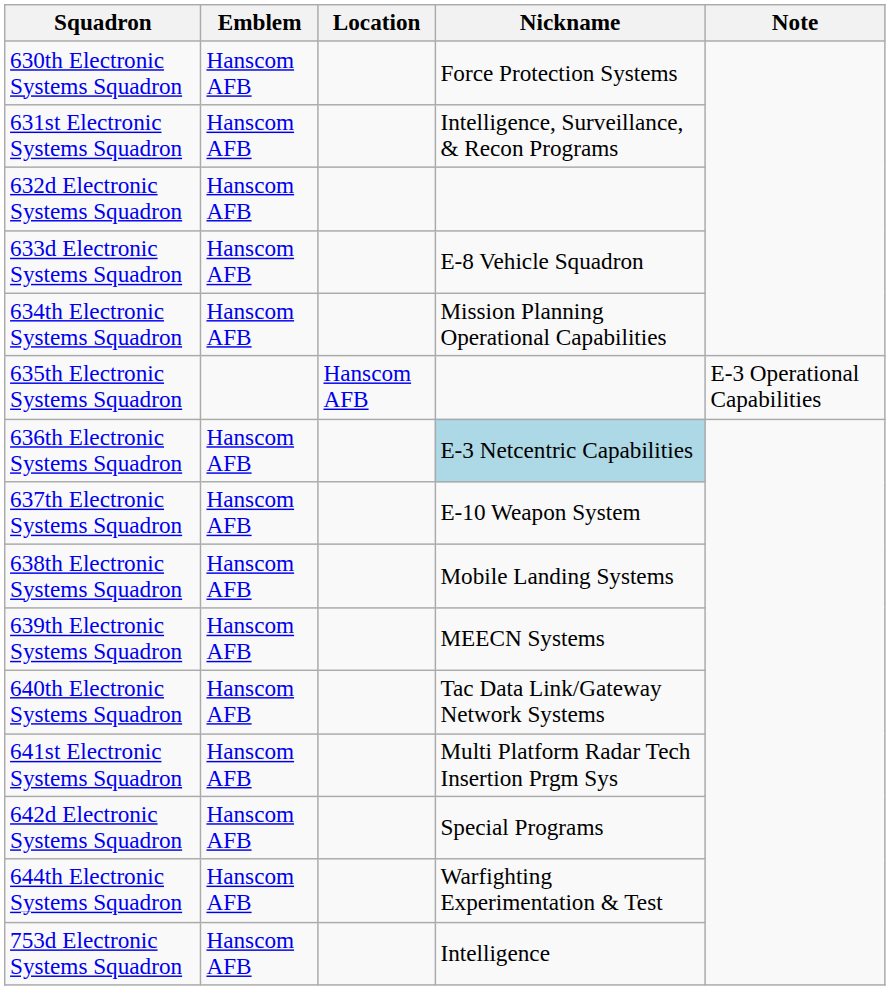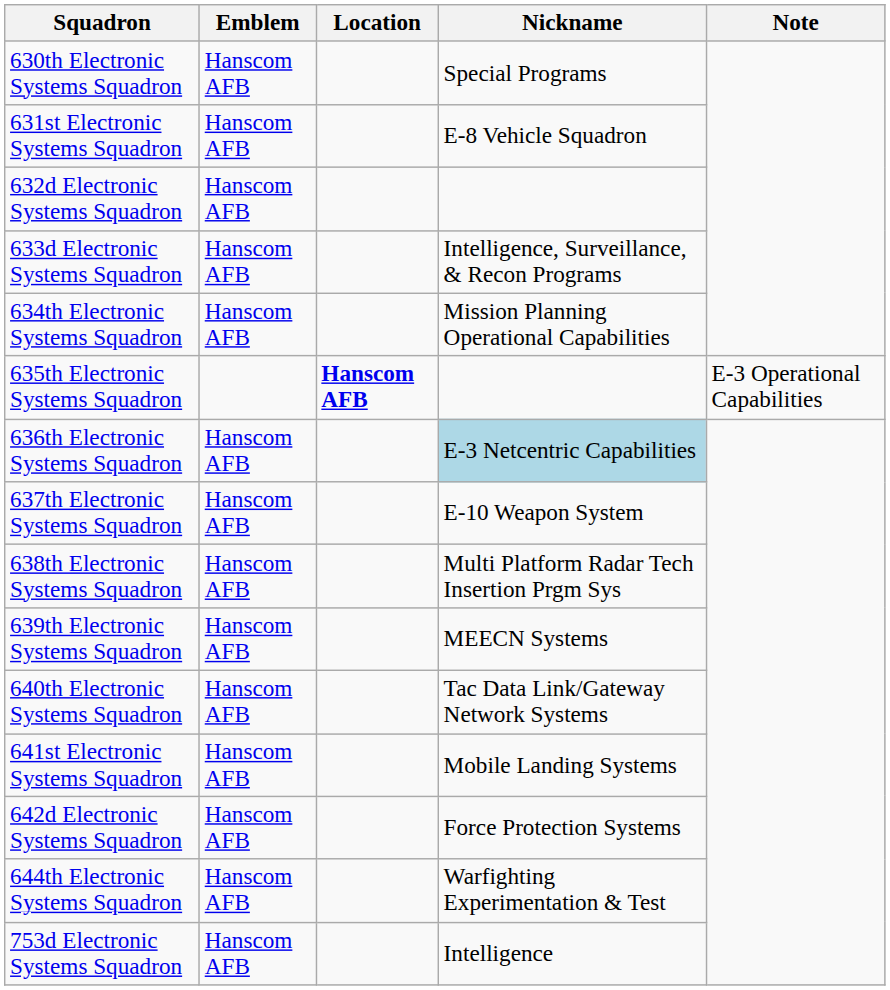(559, 72) Force Protection Systems -> (525, 72) Special Programs
(562, 135) Intelligence, Surveillance, & Recon Programs -> (545, 135) E-8 Vehicle Squadron
(542, 261) E-8 Vehicle Squadron -> (565, 261) Intelligence, Surveillance, & Recon Programs
(367, 387) normal -> (368, 387) bold
(557, 575) Mobile Landing Systems -> (569, 575) Multi Platform Radar Tech Insertion Prgm Sys
(565, 764) Multi Platform Radar Tech Insertion Prgm Sys -> (560, 764) Mobile Landing Systems
(522, 827) Special Programs -> (562, 827) Force Protection Systems
